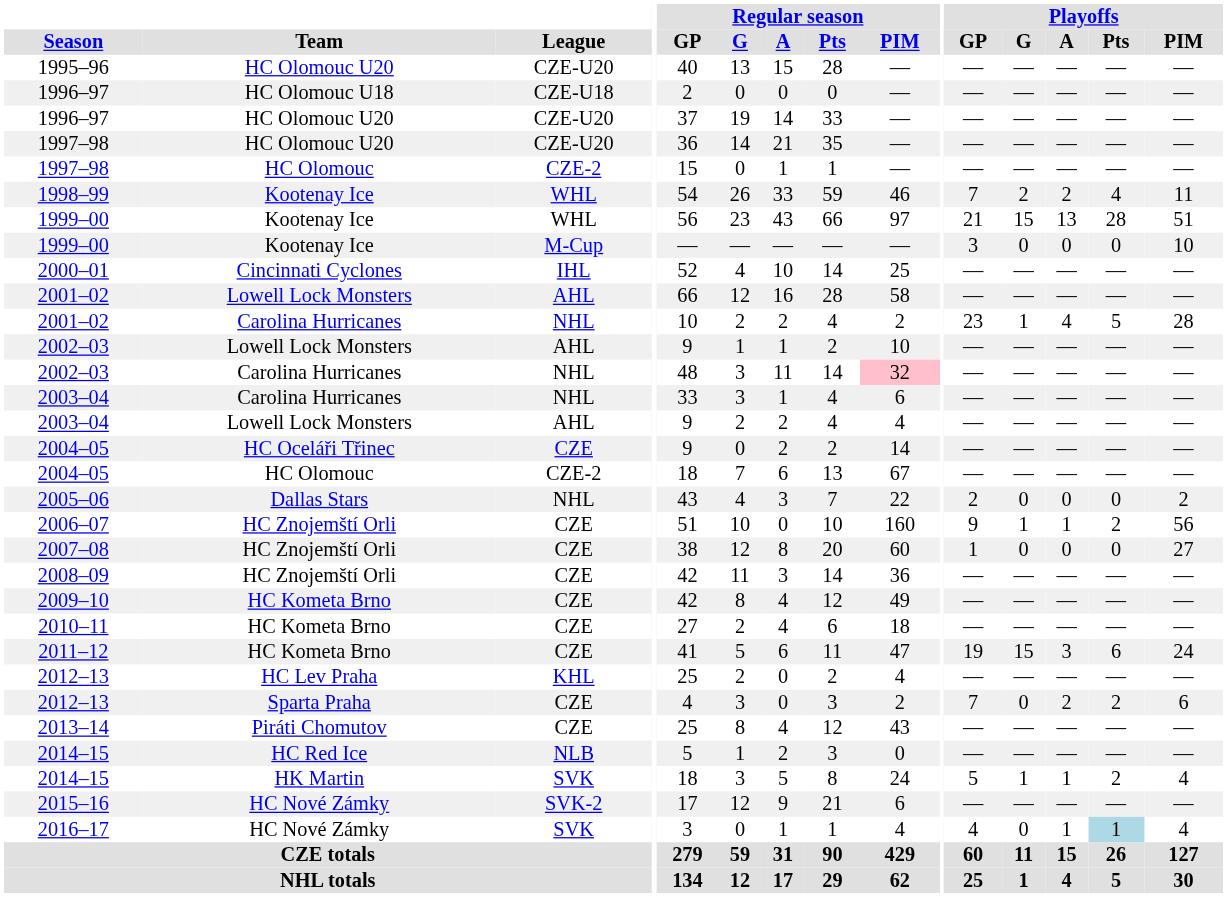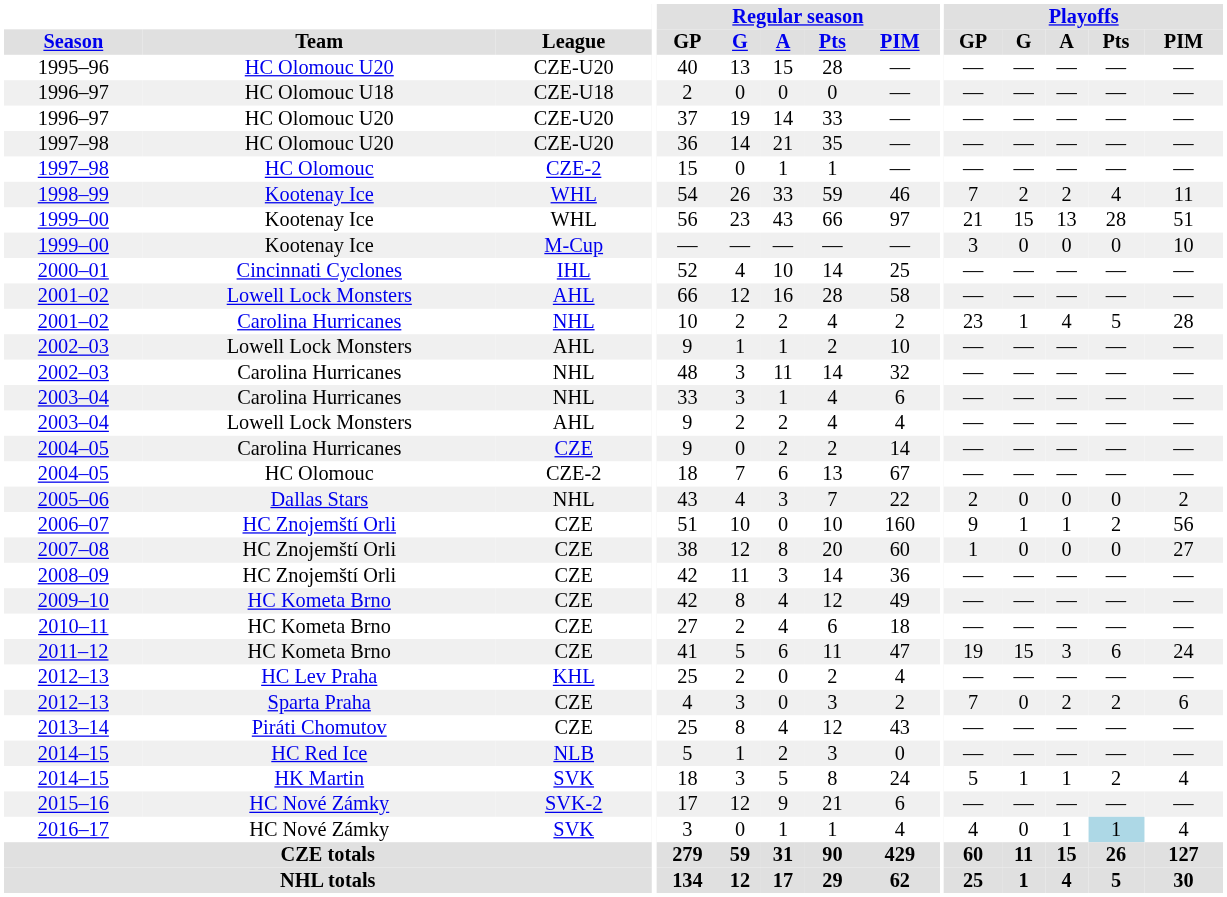(900, 372) pink background -> (900, 372) no background
(319, 448) HC Oceláři Třinec -> (319, 448) Carolina Hurricanes
